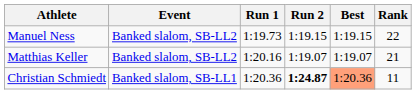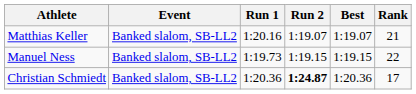rows swapped: (47, 57) <-> (41, 36)
(174, 78) Banked slalom, SB-LL1 -> (174, 78) Banked slalom, SB-LL2
(353, 78) lightsalmon background -> (353, 78) no background
(393, 78) 11 -> (393, 78) 17
